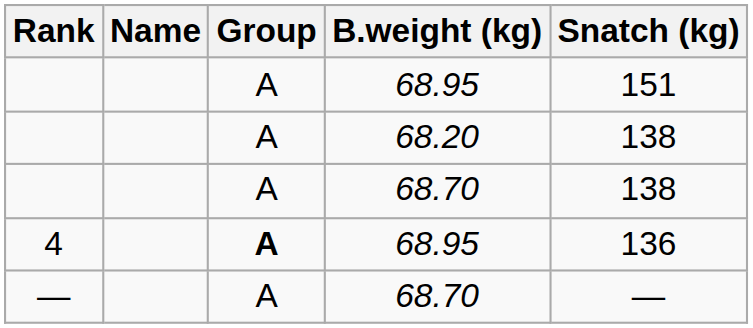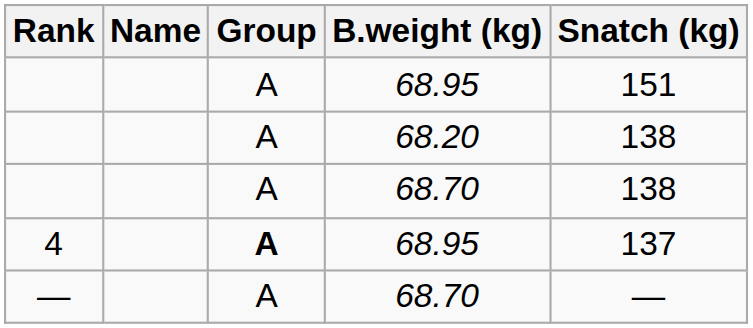(649, 243) 136 -> (649, 243) 137
